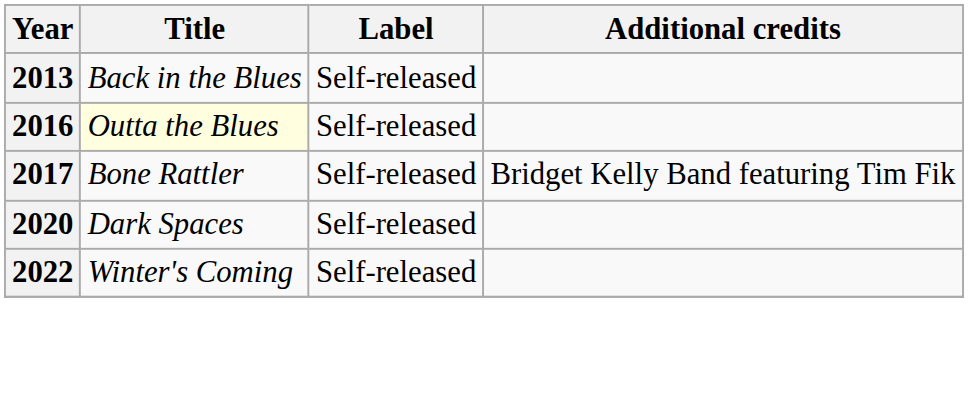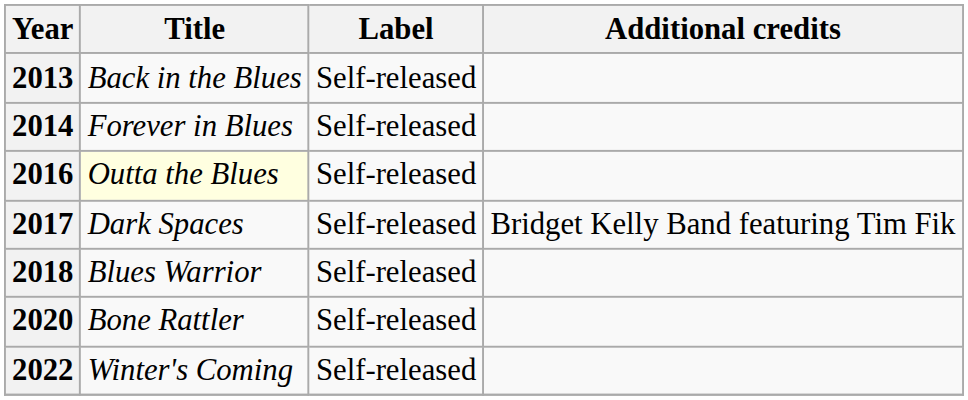+ row: (43, 126)
(166, 175) Bone Rattler -> (166, 223) Dark Spaces
+ row: (43, 272)
(166, 223) Dark Spaces -> (166, 321) Bone Rattler
